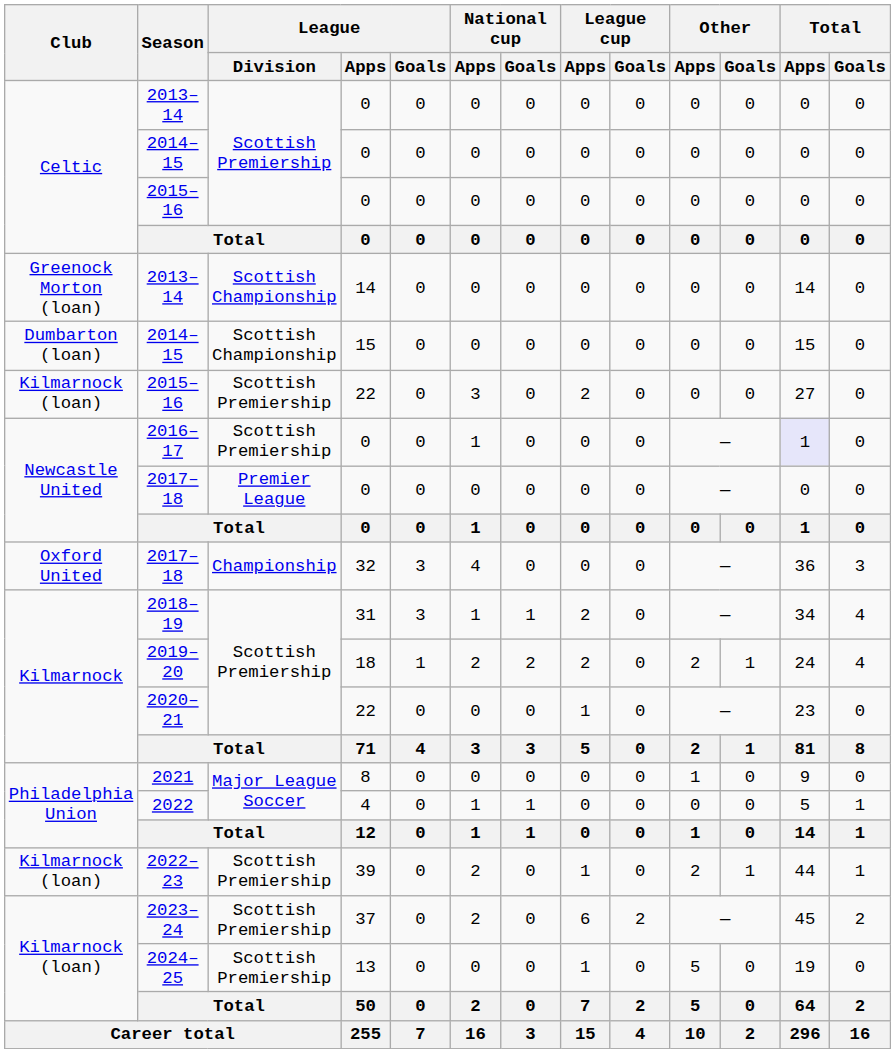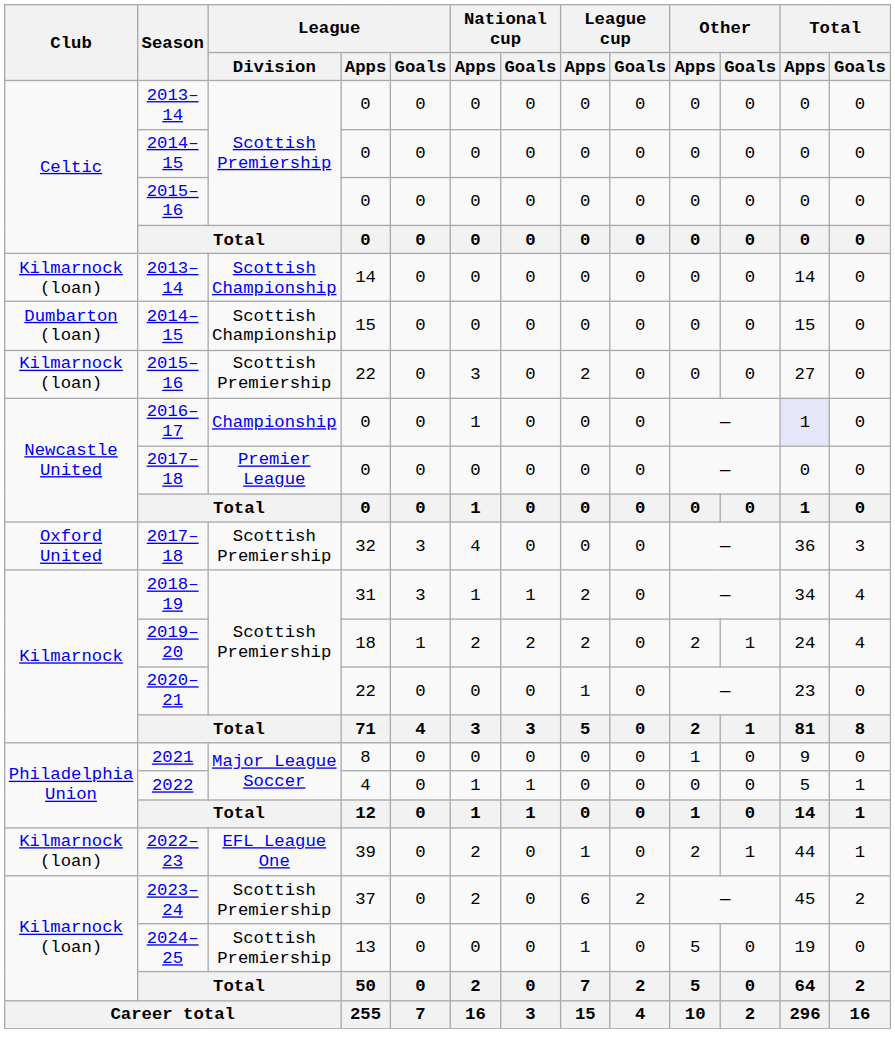(71, 288) Greenock Morton (loan) -> (71, 278) Kilmarnock (loan)
(274, 442) Scottish Premiership -> (274, 422) Championship
(274, 566) Championship -> (274, 546) Scottish Premiership
(274, 872) Scottish Premiership -> (274, 852) EFL League One
